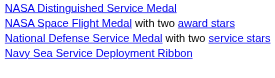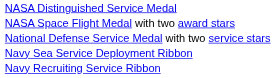+ row: (83, 69)
